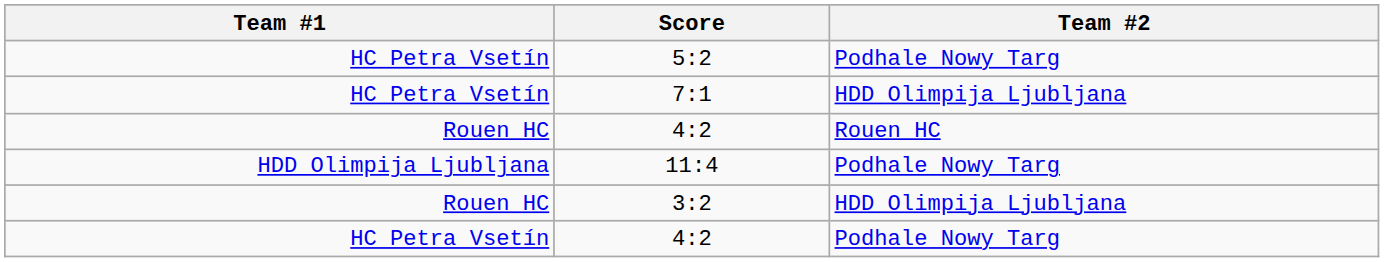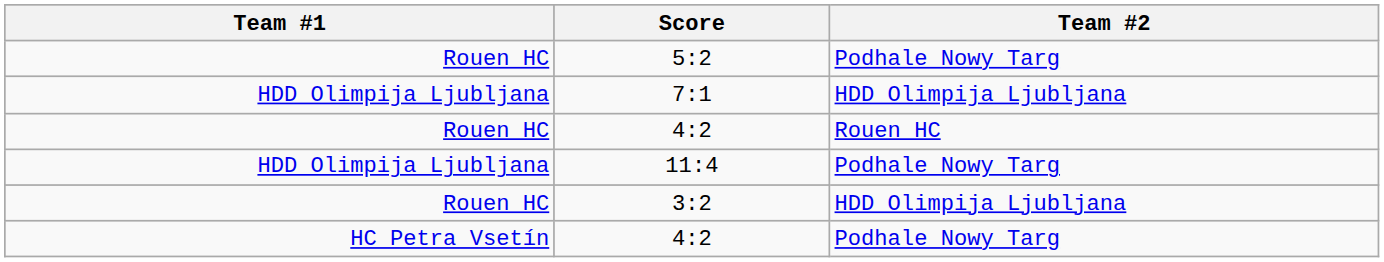(450, 59) HC Petra Vsetín -> (496, 59) Rouen HC
(450, 95) HC Petra Vsetín -> (403, 95) HDD Olimpija Ljubljana
